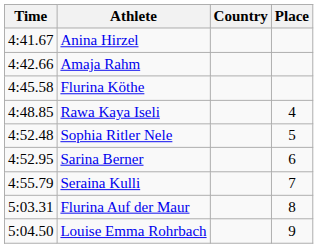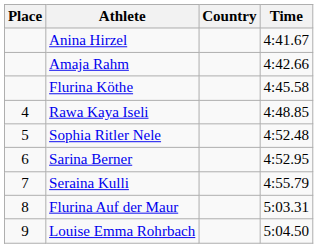columns swapped: (292, 16) <-> (31, 16)
